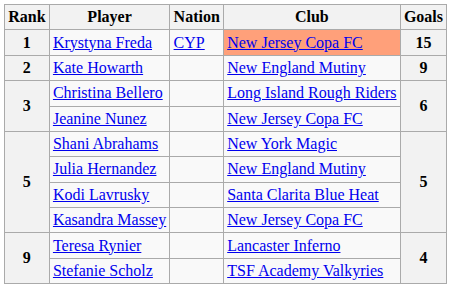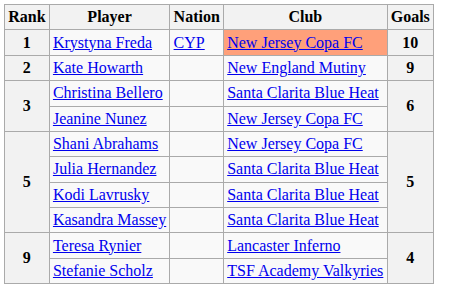(423, 42) 15 -> (410, 42) 10
(312, 93) Long Island Rough Riders -> (303, 93) Santa Clarita Blue Heat
(282, 144) New York Magic -> (295, 144) New Jersey Copa FC
(297, 169) New England Mutiny -> (303, 169) Santa Clarita Blue Heat
(295, 220) New Jersey Copa FC -> (303, 220) Santa Clarita Blue Heat
